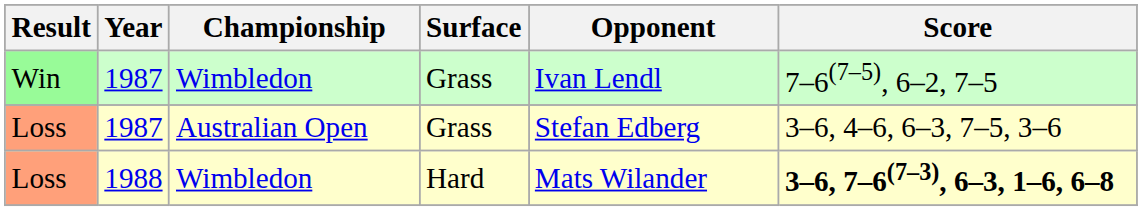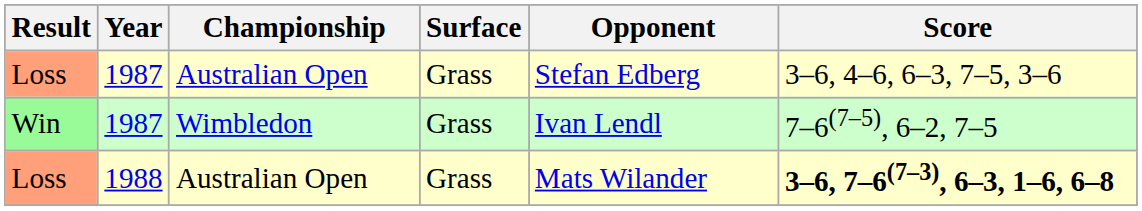rows swapped: (39, 127) <-> (36, 77)
(244, 177) Wimbledon -> (272, 177) Australian Open
(455, 177) Hard -> (459, 177) Grass
